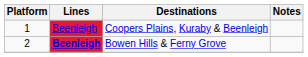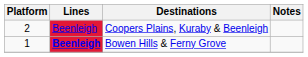(27, 28) 1 -> (27, 28) 2
(27, 44) 2 -> (27, 44) 1
